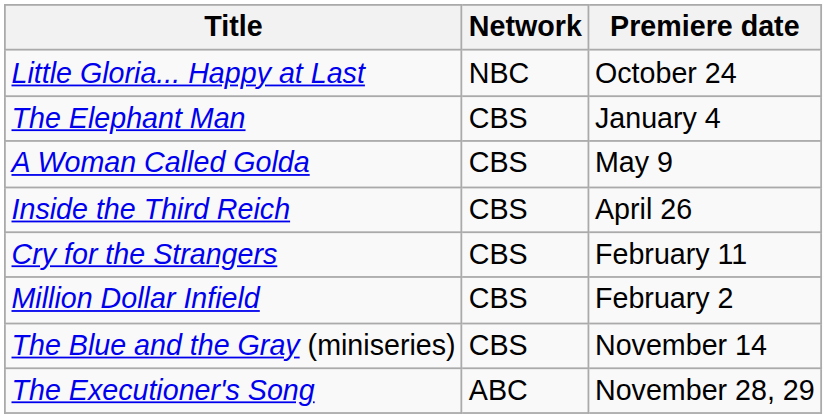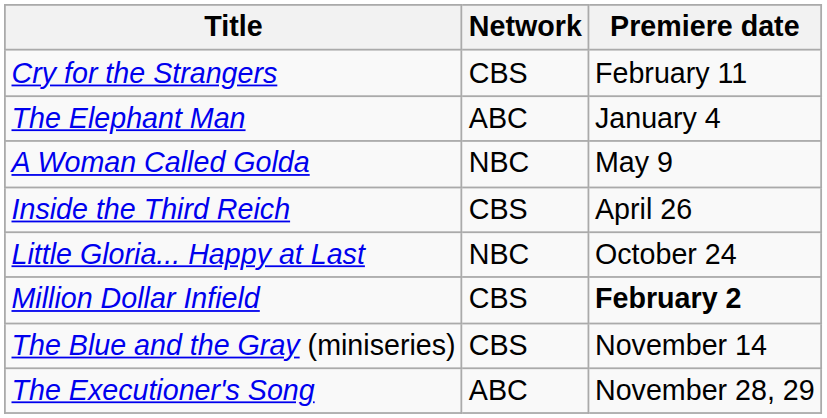rows swapped: (144, 254) <-> (188, 72)
(498, 118) CBS -> (498, 118) ABC
(498, 163) CBS -> (499, 163) NBC
(664, 299) normal -> (668, 299) bold
